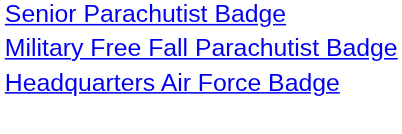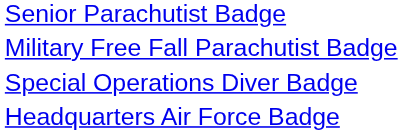+ row: (181, 82)
